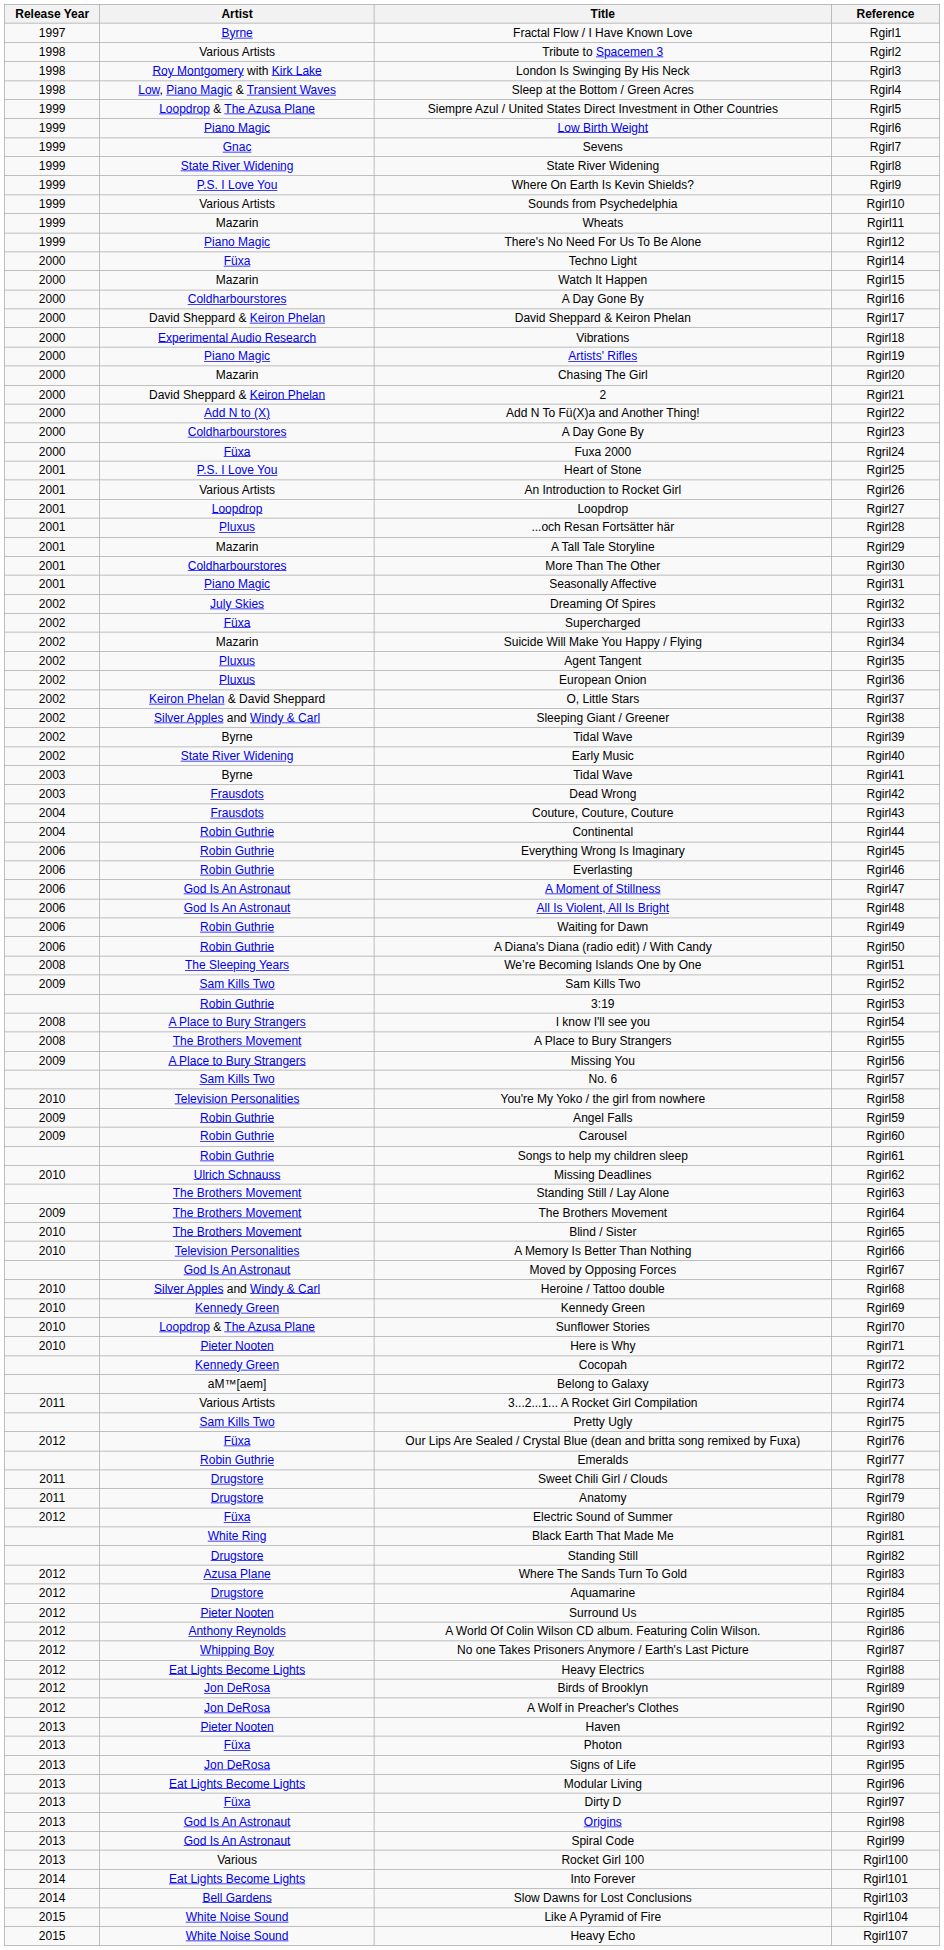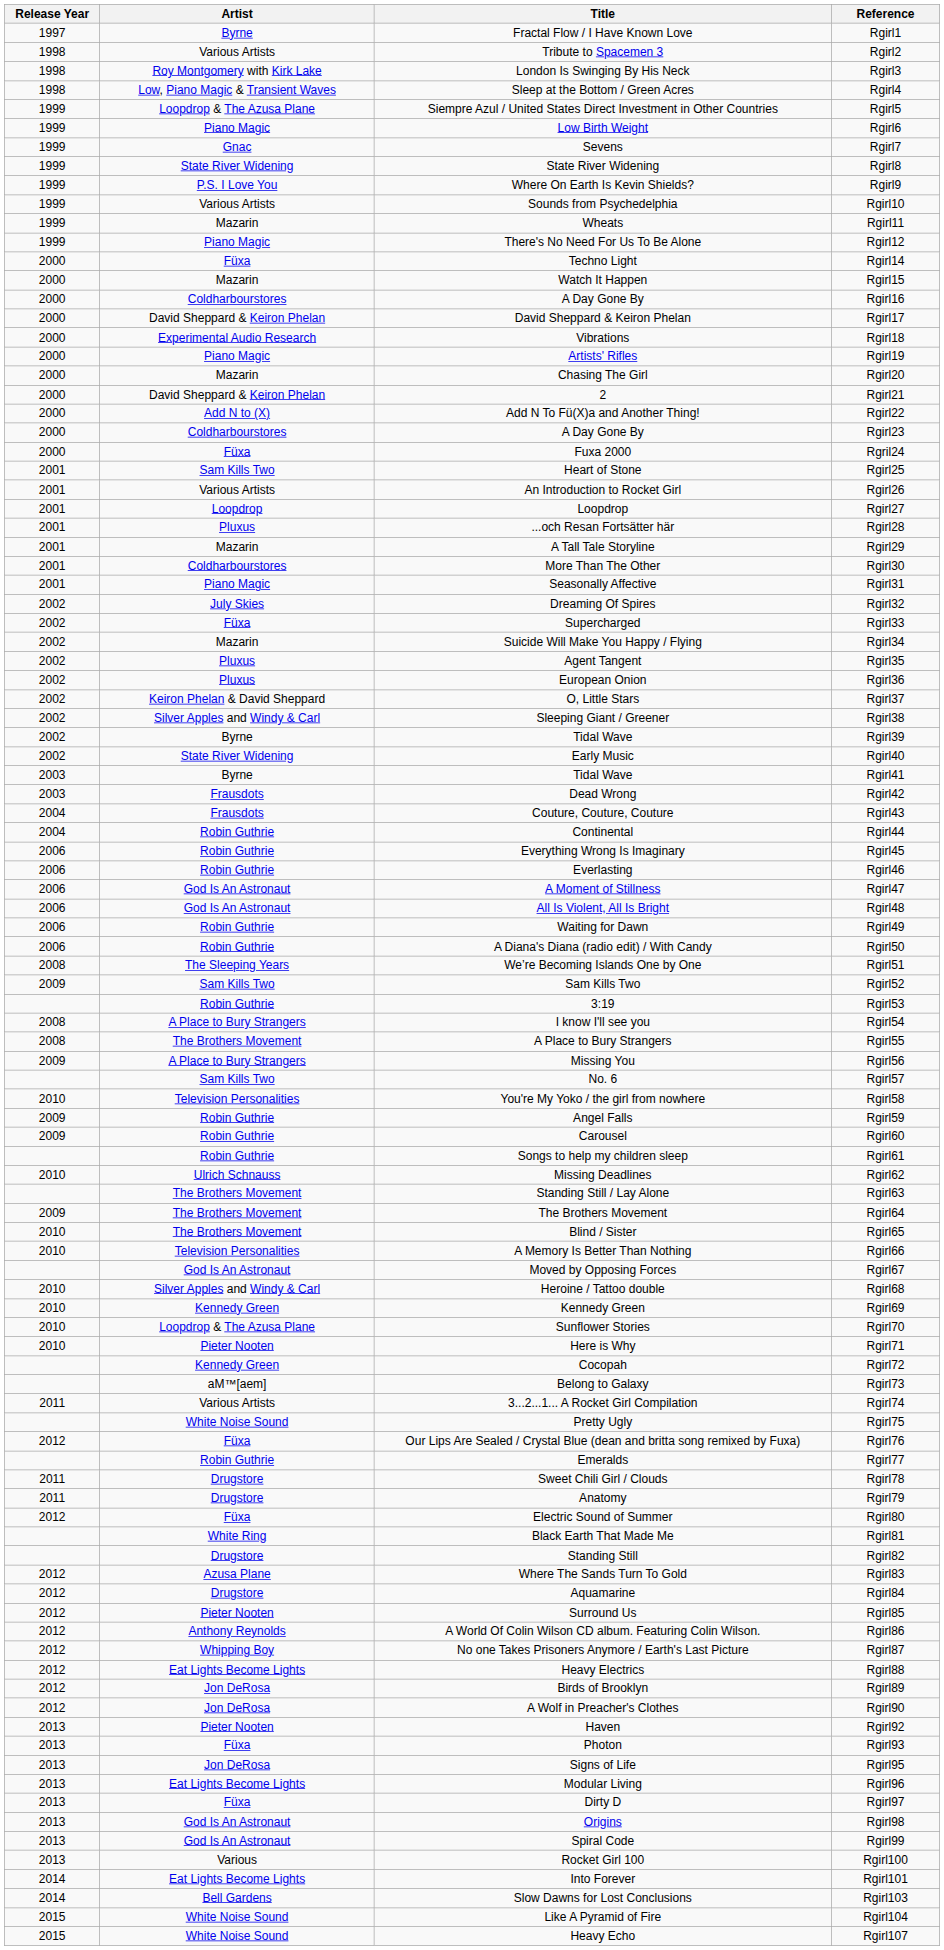(237, 470) P.S. I Love You -> (237, 470) Sam Kills Two
(237, 1422) Sam Kills Two -> (237, 1422) White Noise Sound
